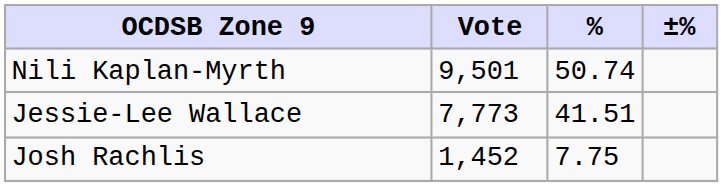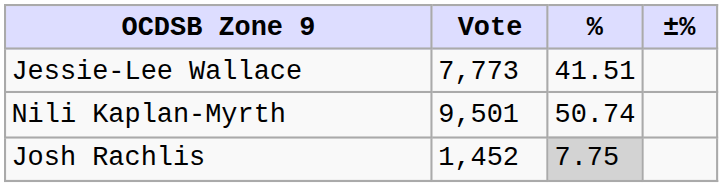rows swapped: (149, 71) <-> (157, 115)
(587, 159) no background -> (587, 159) lightgrey background
